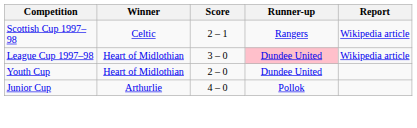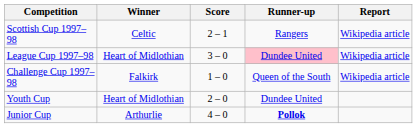+ row: (51, 77)
(291, 87) normal -> (291, 115) bold
